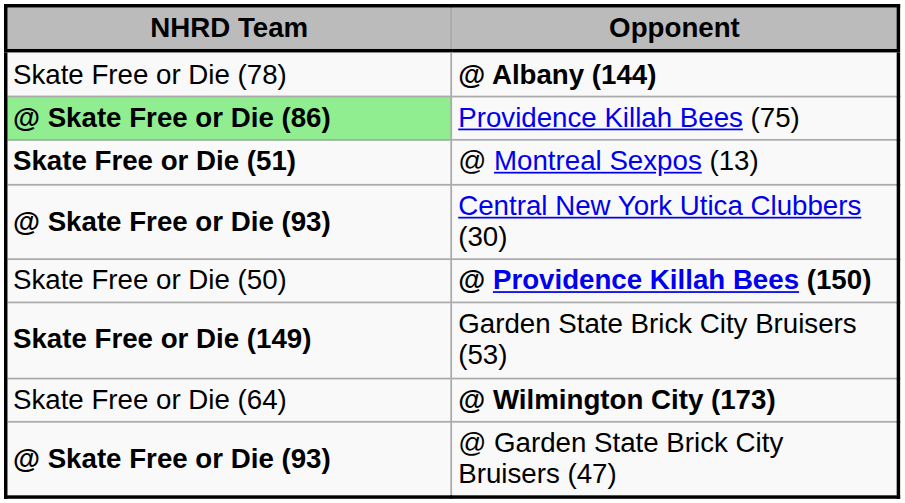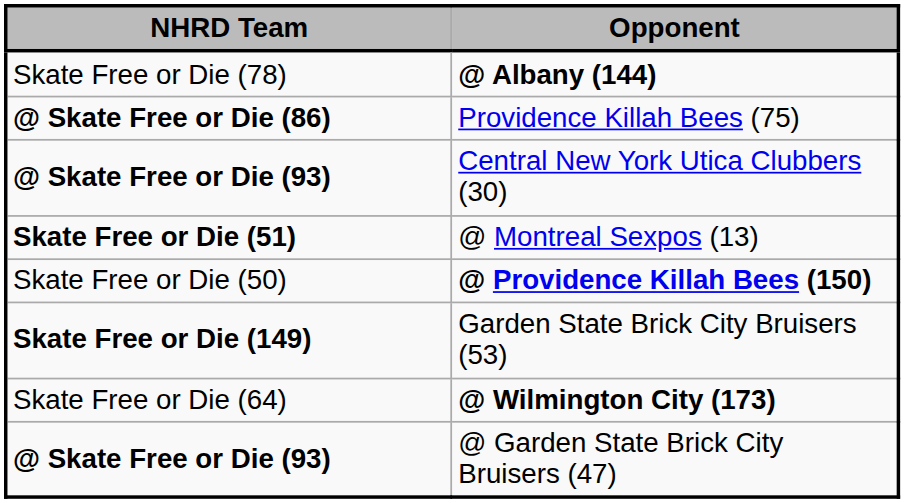(172, 117) lightgreen background -> (172, 117) no background
rows swapped: (608, 161) <-> (660, 221)
